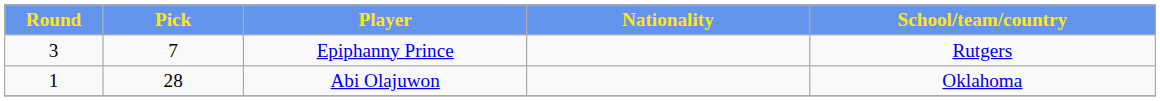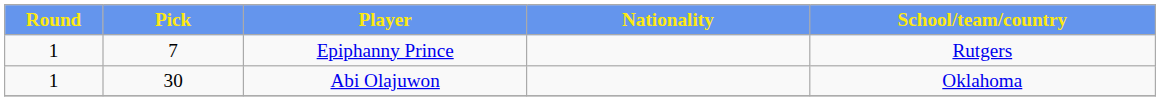(54, 50) 3 -> (54, 50) 1
(173, 80) 28 -> (173, 80) 30
